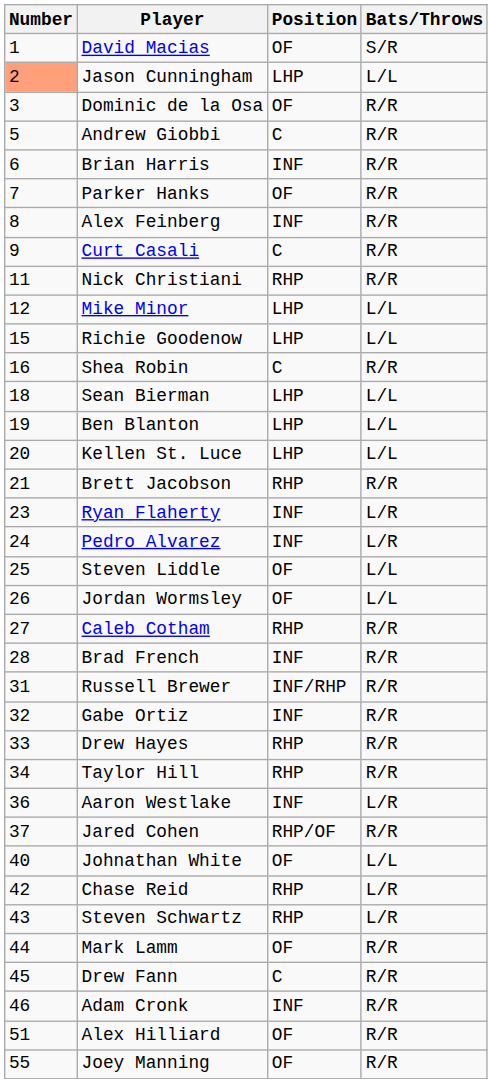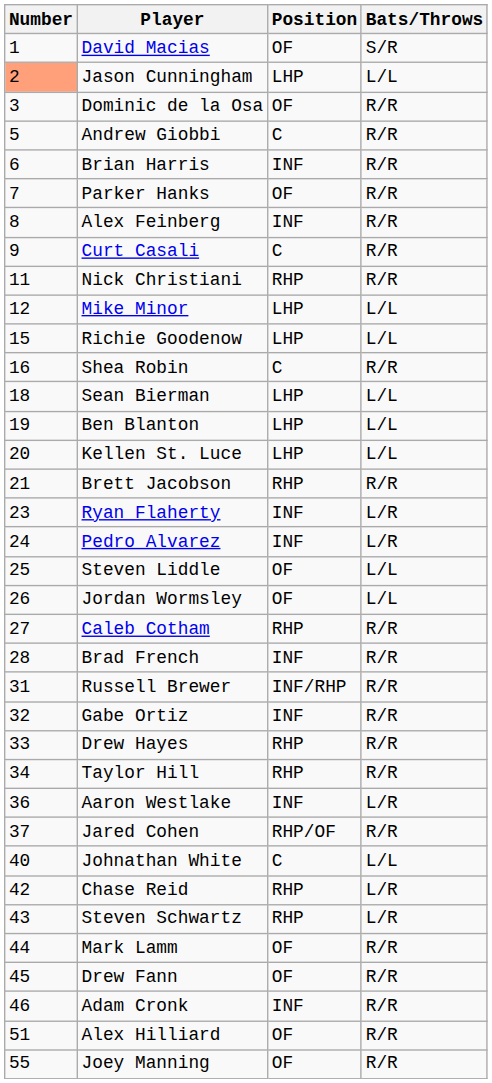(282, 861) OF -> (277, 861) C
(277, 977) C -> (282, 977) OF
